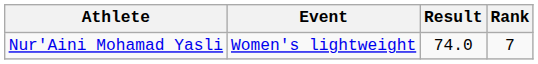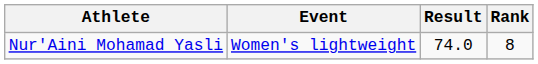(510, 45) 7 -> (510, 45) 8
